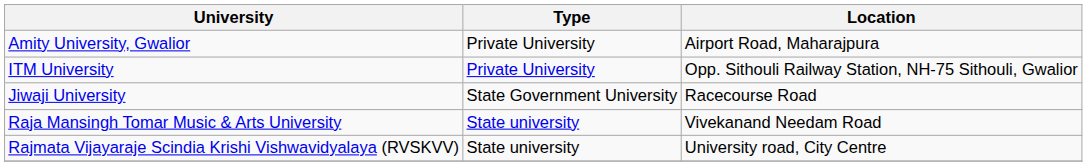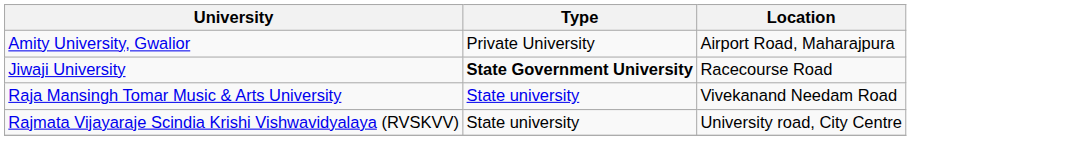- row: (61, 69)
(572, 95) normal -> (580, 69) bold
